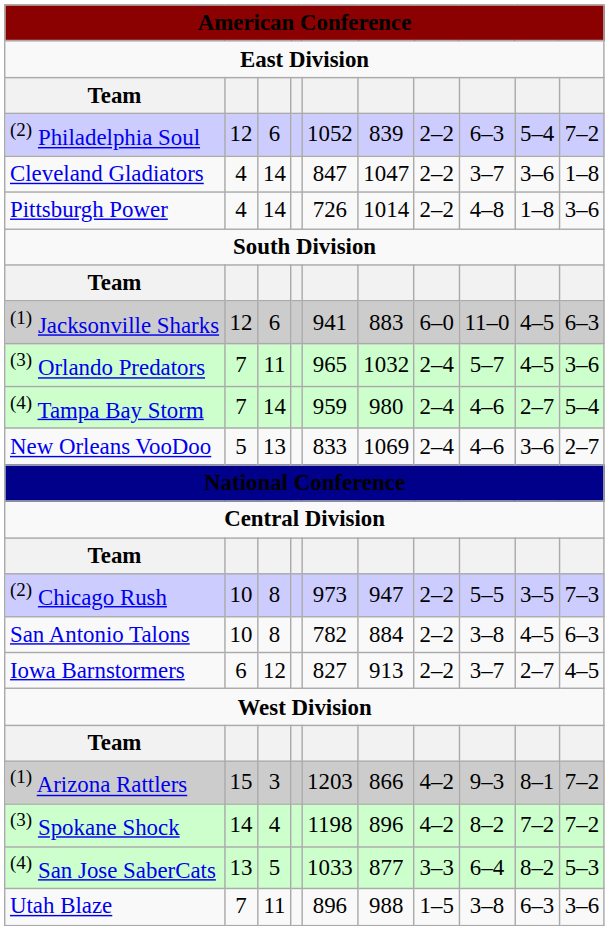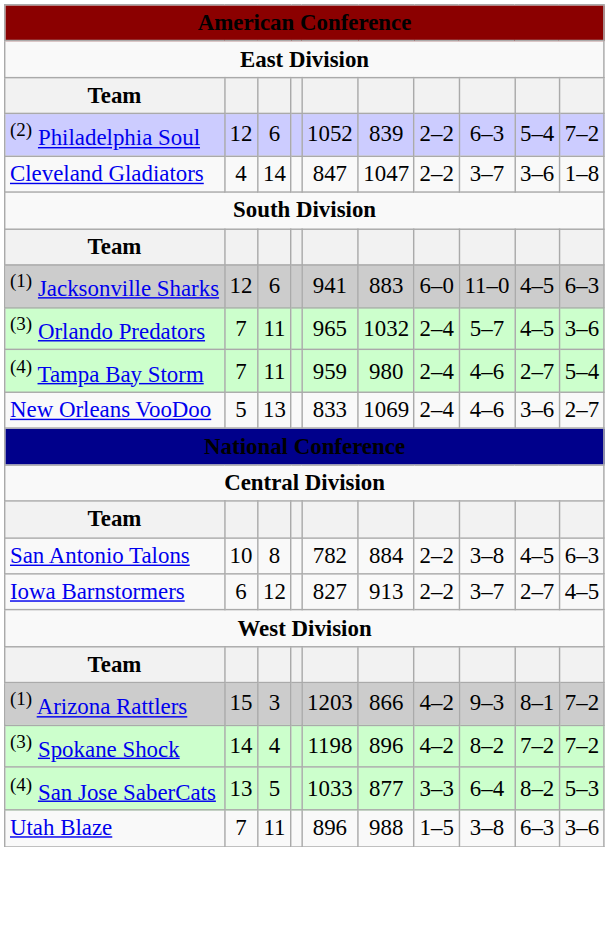- row: (89, 210)
(274, 407) 14 -> (274, 370) 11
- row: (88, 594)
